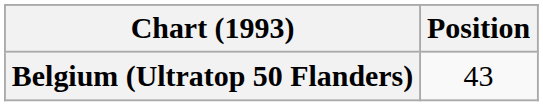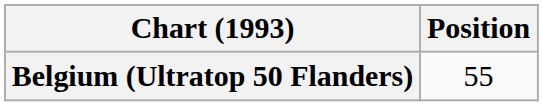(479, 75) 43 -> (479, 75) 55
